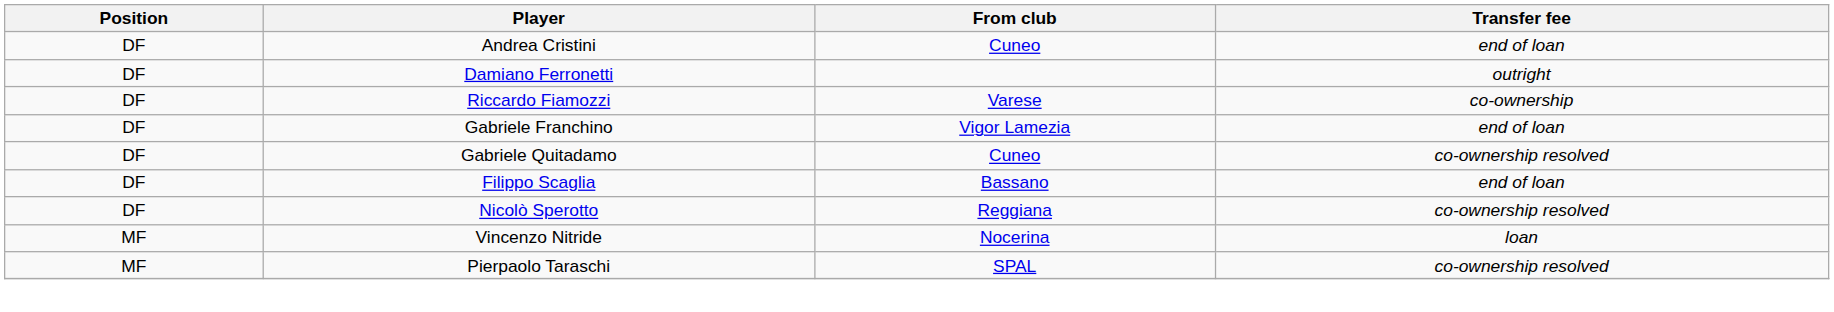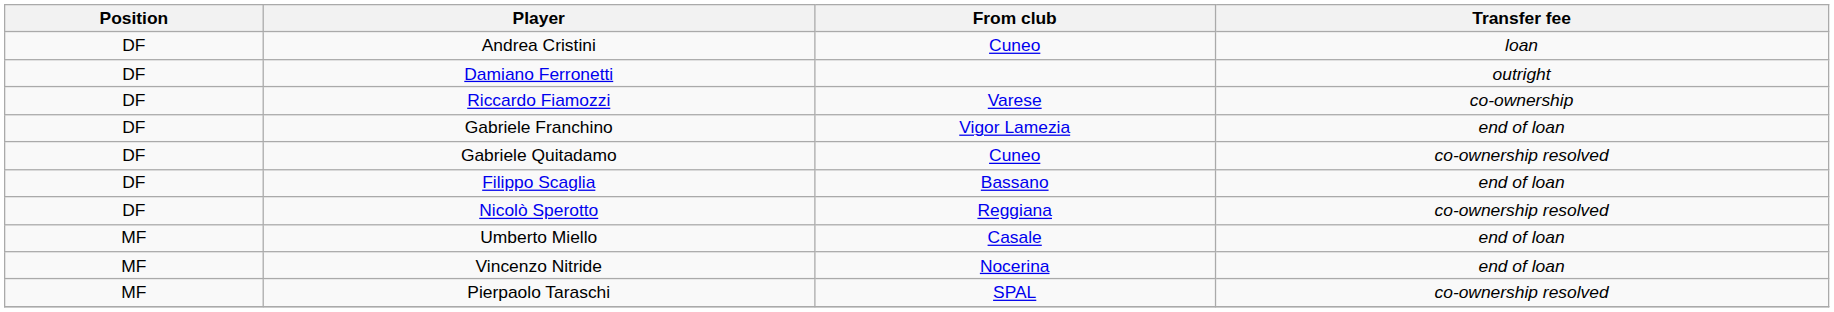(1522, 45) end of loan -> (1522, 45) loan
+ row: (539, 237)
(1522, 237) loan -> (1522, 265) end of loan
